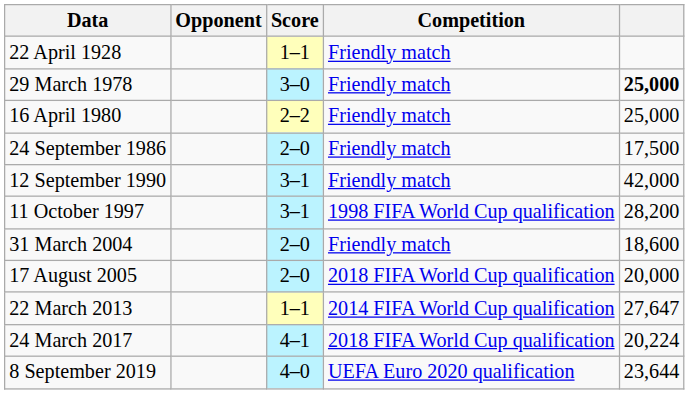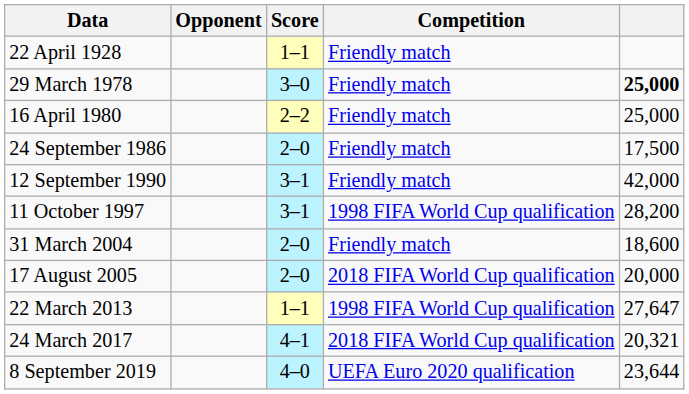(471, 308) 2014 FIFA World Cup qualification -> (471, 308) 1998 FIFA World Cup qualification
(652, 340) 20,224 -> (652, 340) 20,321
